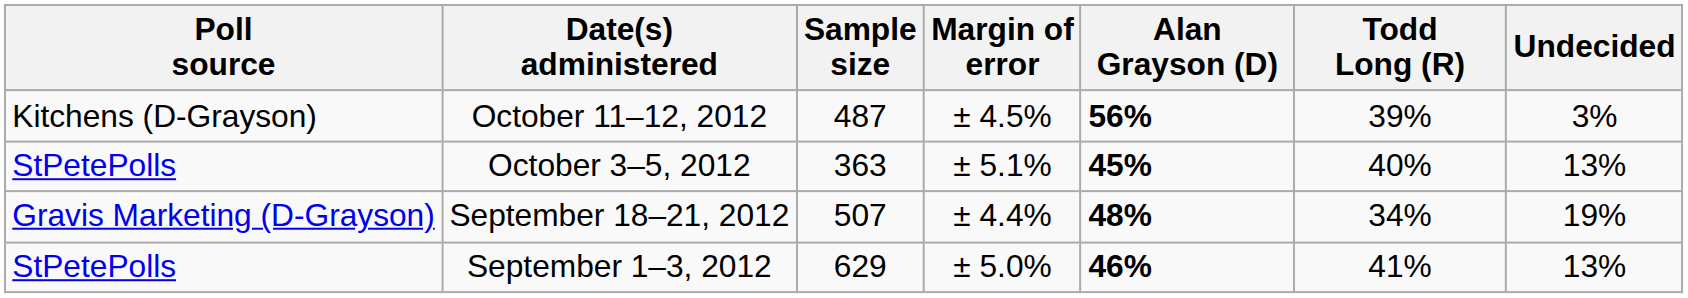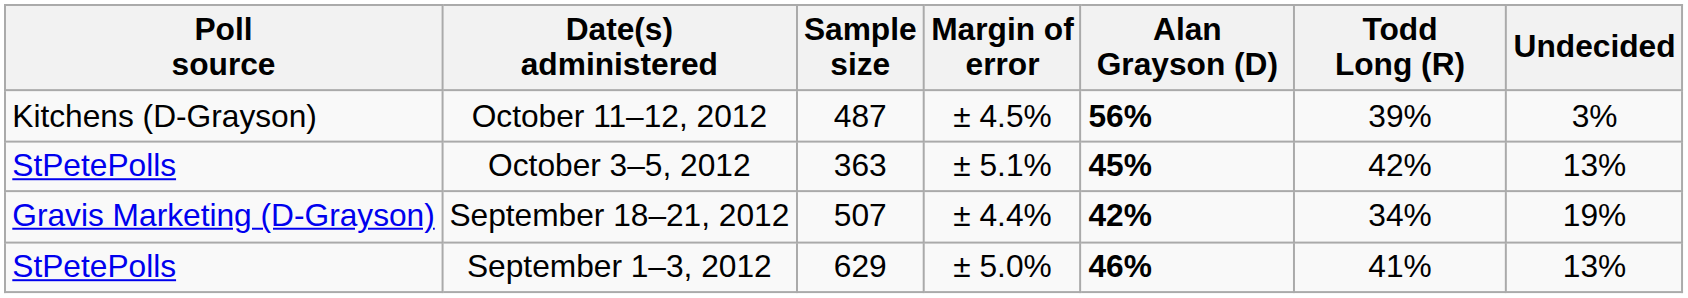(1400, 165) 40% -> (1400, 165) 42%
(1120, 215) 48% -> (1120, 215) 42%
